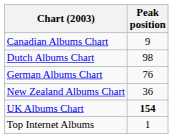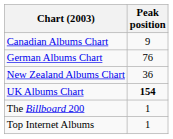- row: (50, 58)
+ row: (46, 108)
